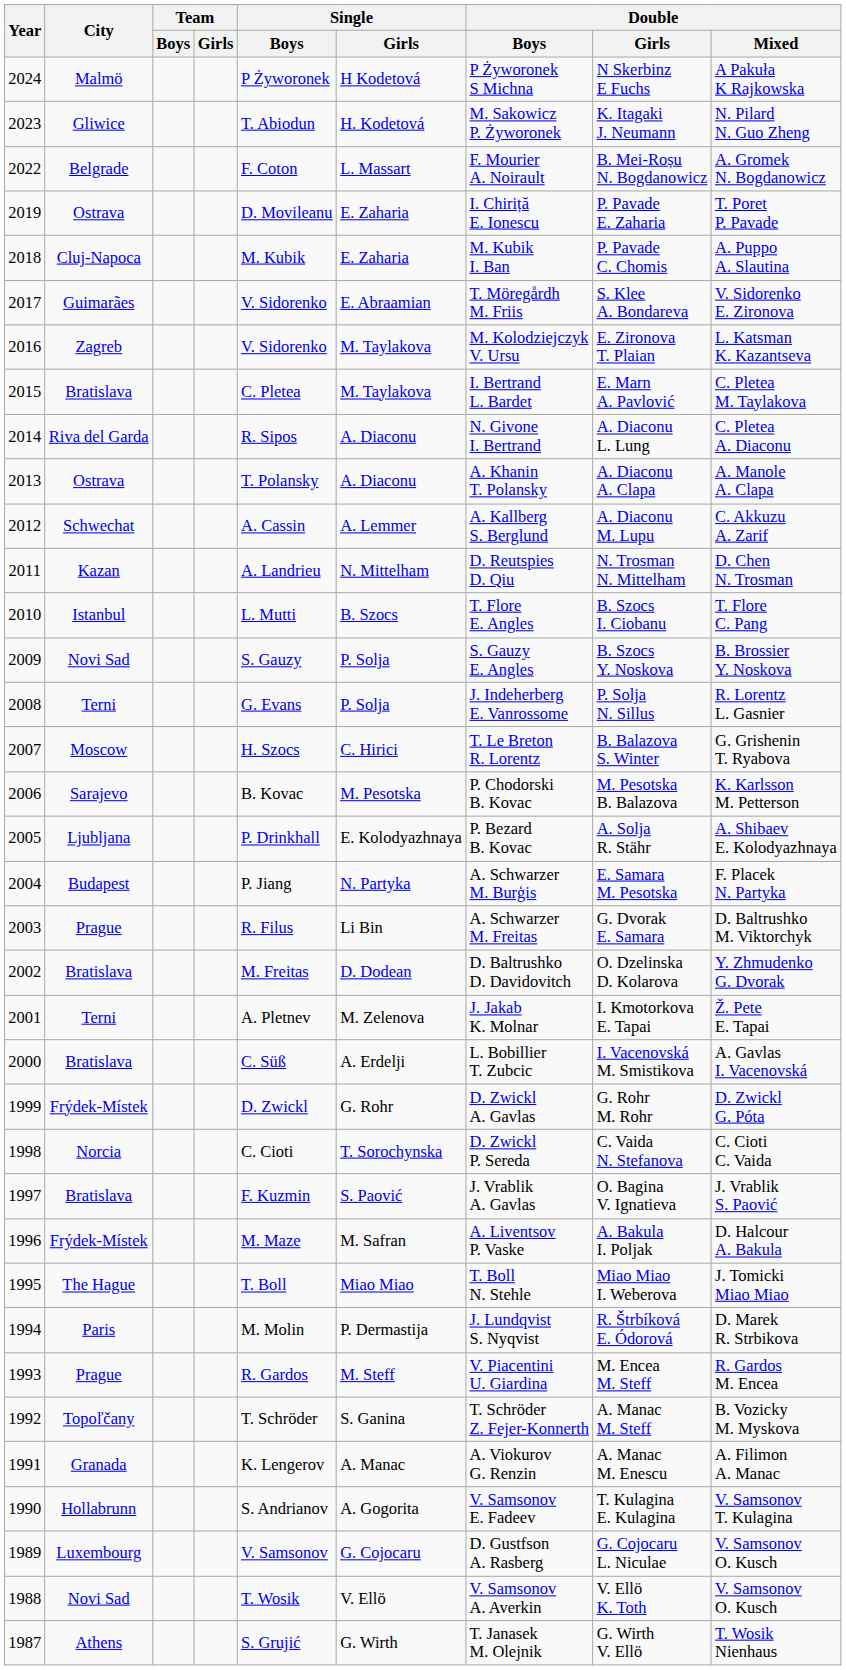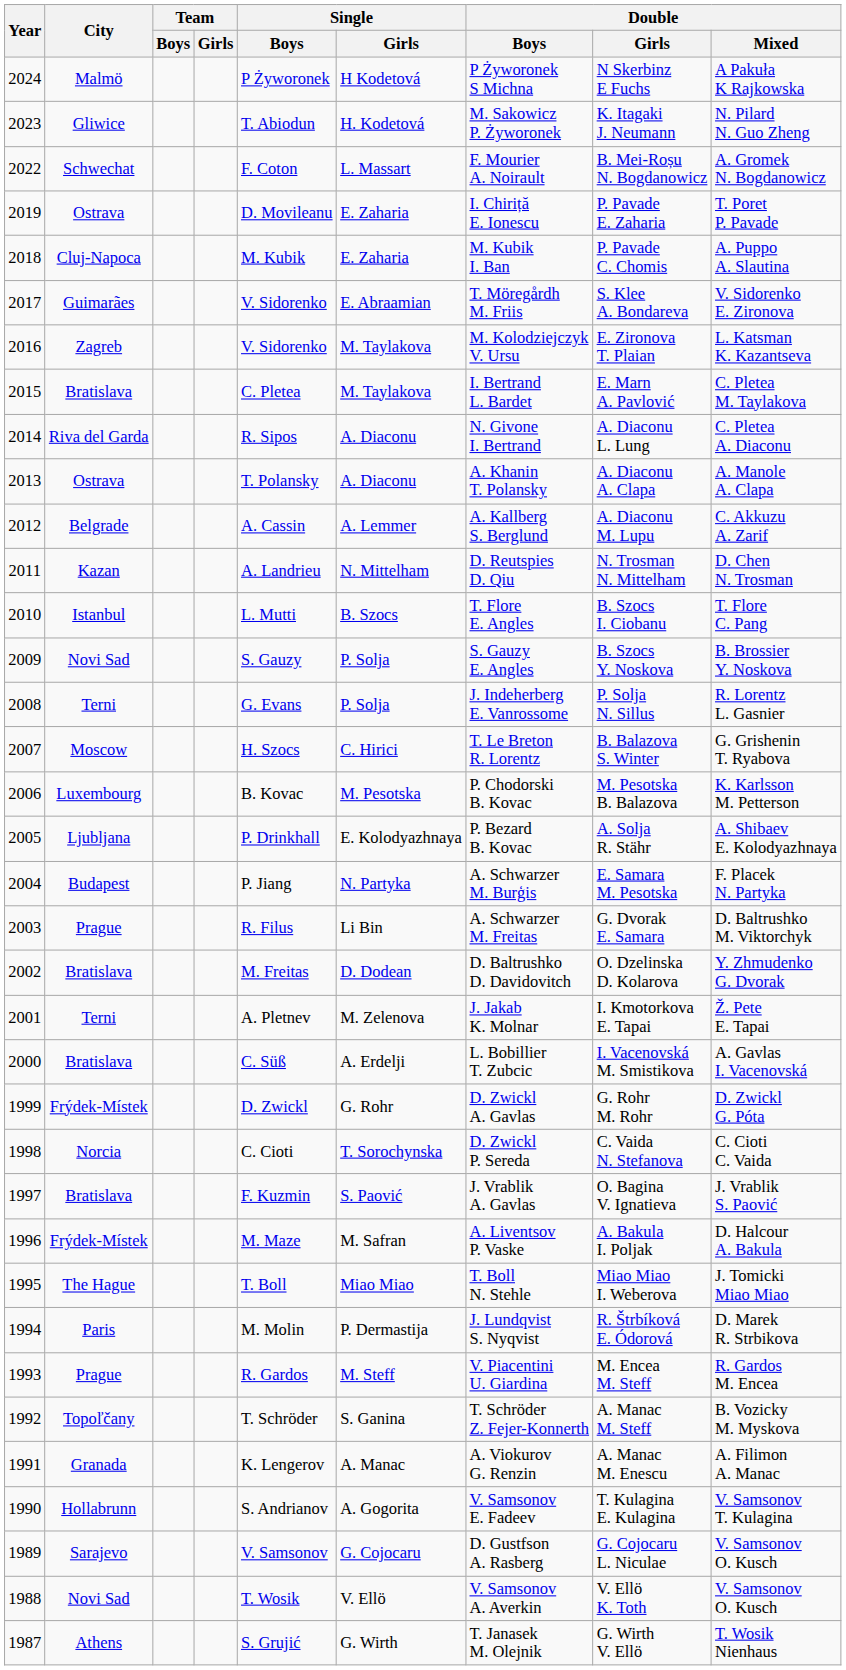(99, 168) Belgrade -> (99, 168) Schwechat
(99, 525) Schwechat -> (99, 525) Belgrade
(99, 793) Sarajevo -> (99, 793) Luxembourg
(99, 1553) Luxembourg -> (99, 1553) Sarajevo
